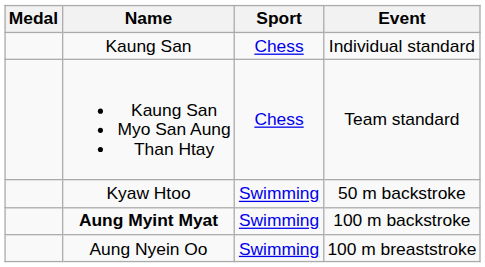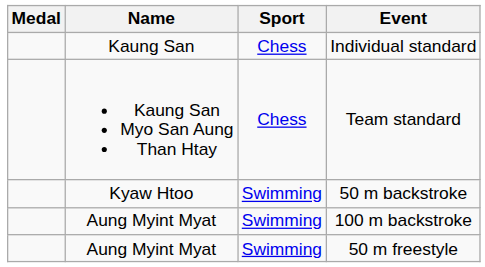(148, 221) bold -> (151, 221) normal
+ row: (403, 248)
- row: (402, 248)
